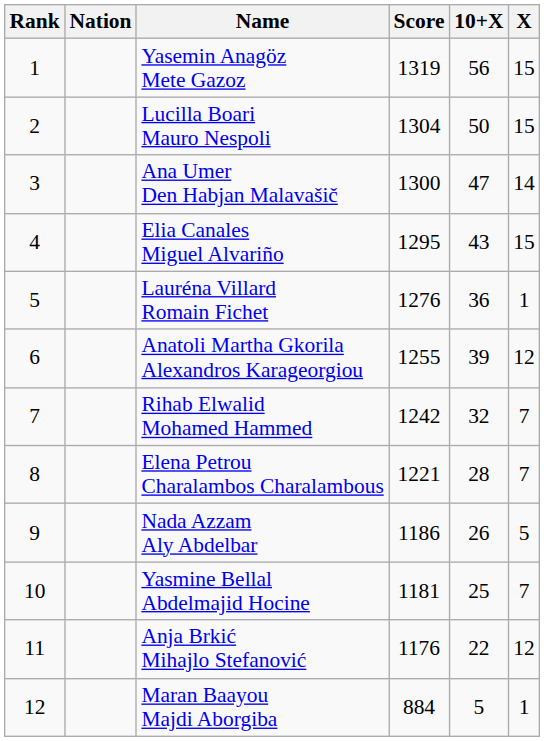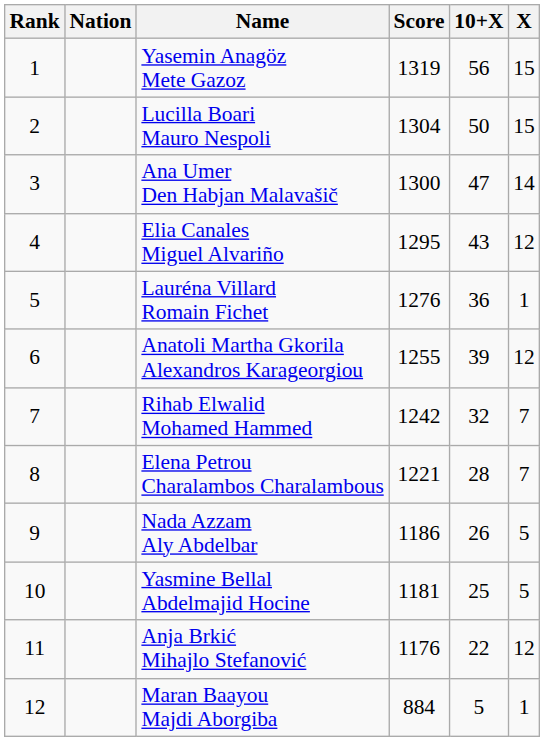(524, 241) 15 -> (524, 241) 12
(524, 590) 7 -> (524, 590) 5
